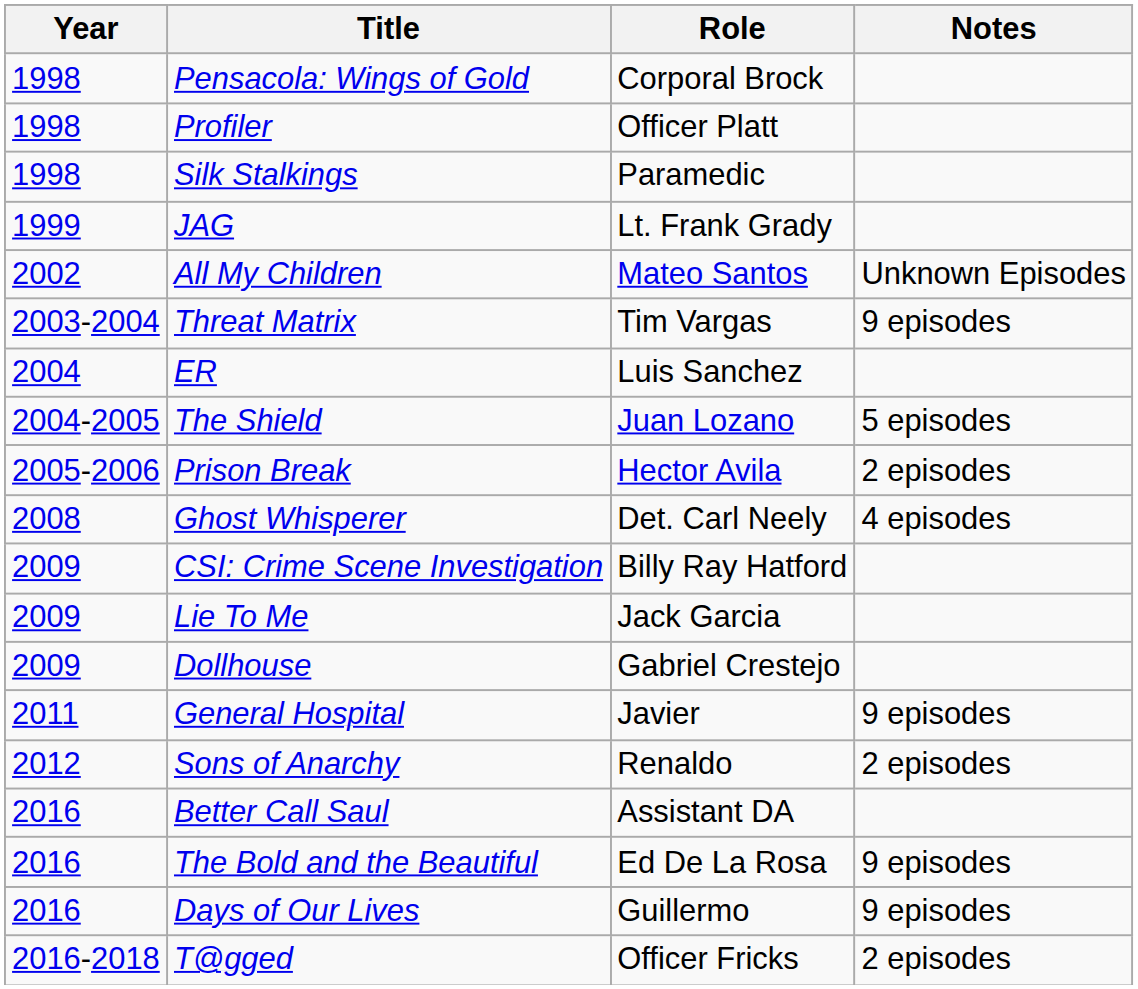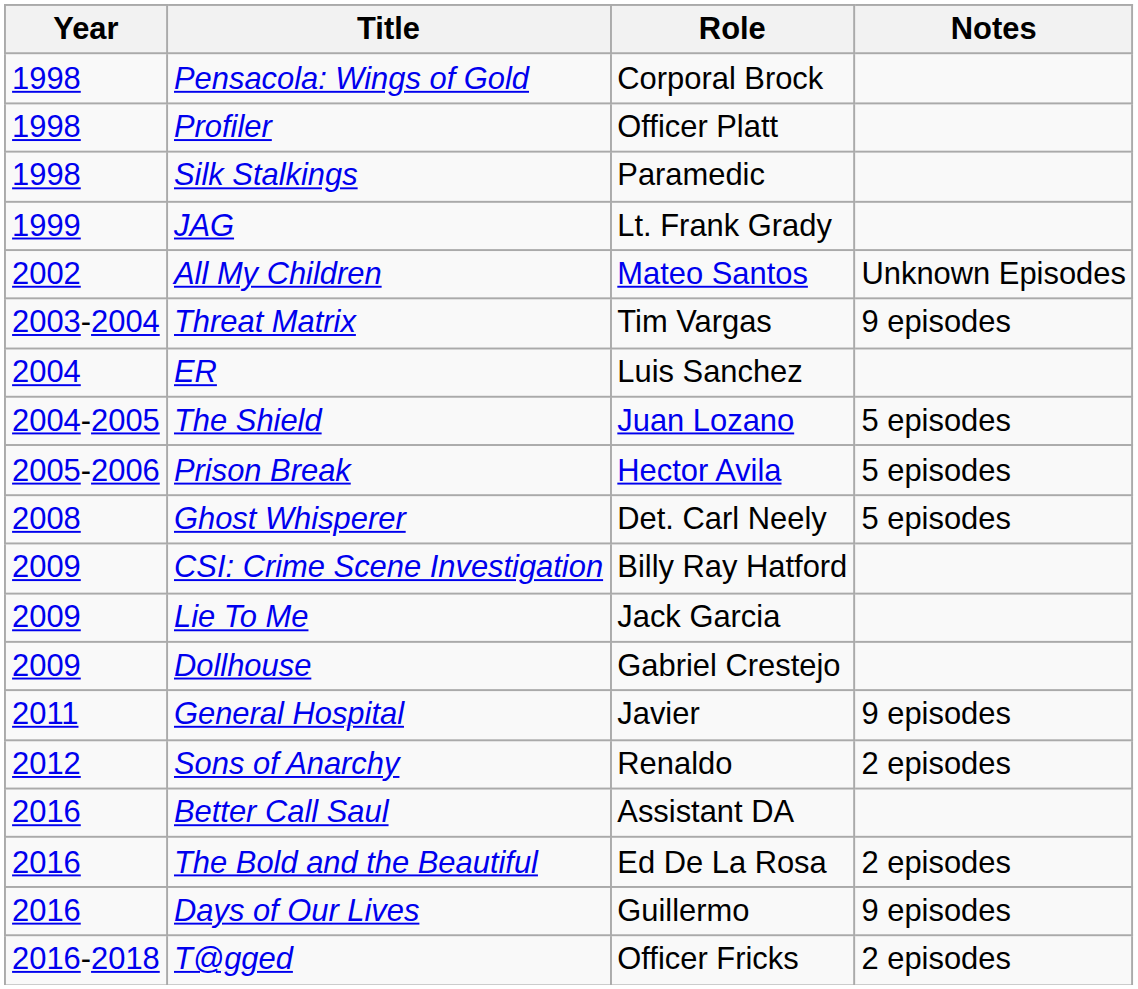(936, 469) 2 episodes -> (936, 469) 5 episodes
(936, 518) 4 episodes -> (936, 518) 5 episodes
(936, 861) 9 episodes -> (936, 861) 2 episodes
